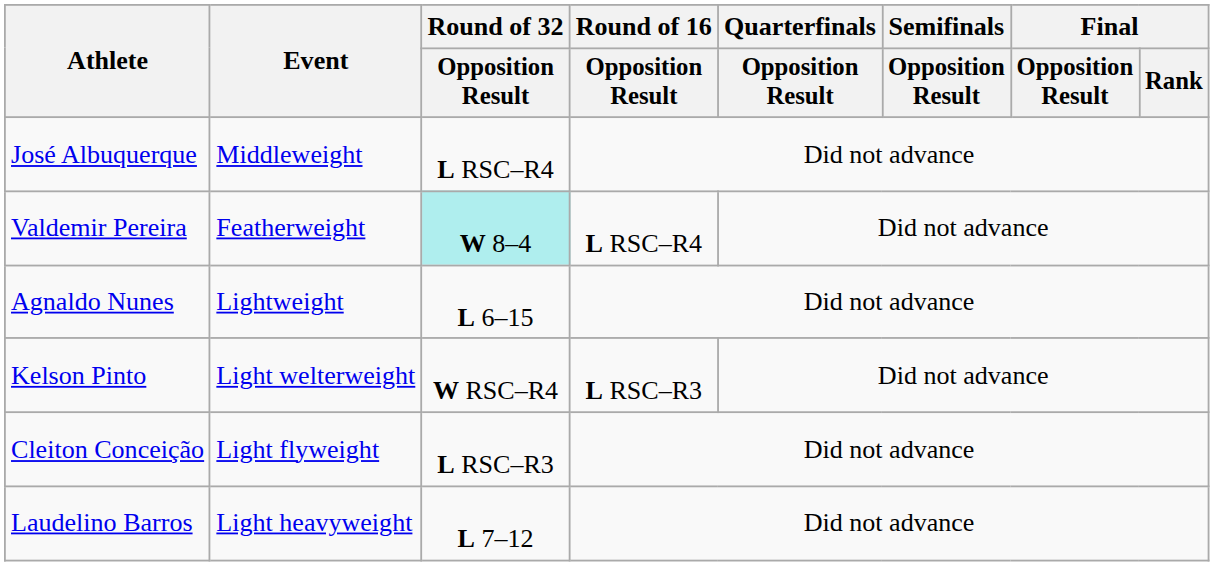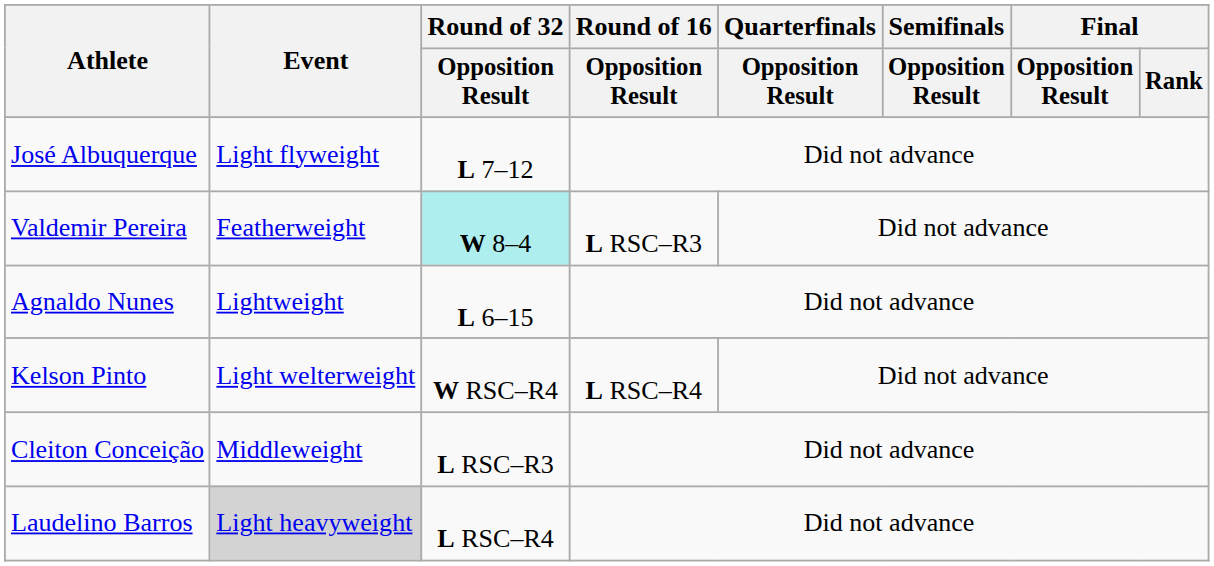(289, 154) Middleweight -> (298, 154) Light flyweight
(496, 169) L RSC–R4 -> (496, 169) L 7–12
(644, 243) L RSC–R4 -> (644, 243) L RSC–R3
(644, 391) L RSC–R3 -> (644, 391) L RSC–R4
(298, 449) Light flyweight -> (289, 449) Middleweight
(314, 523) no background -> (314, 523) lightgrey background
(496, 538) L 7–12 -> (496, 538) L RSC–R4
